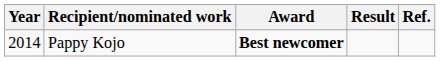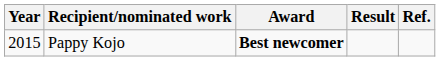(24, 42) 2014 -> (24, 42) 2015
